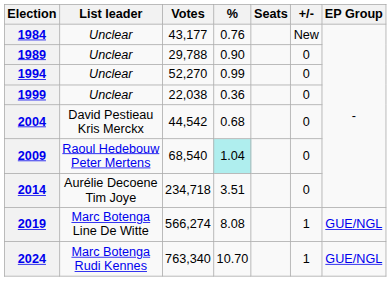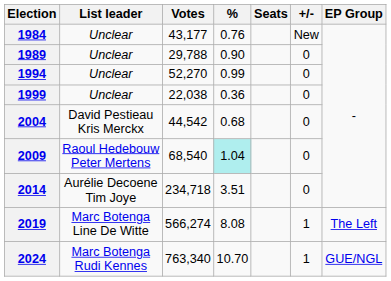(354, 224) GUE/NGL -> (354, 224) The Left
